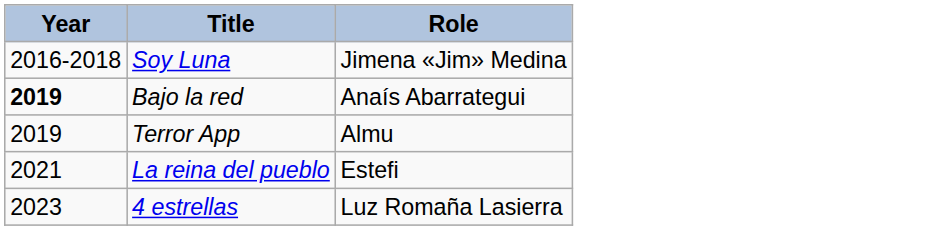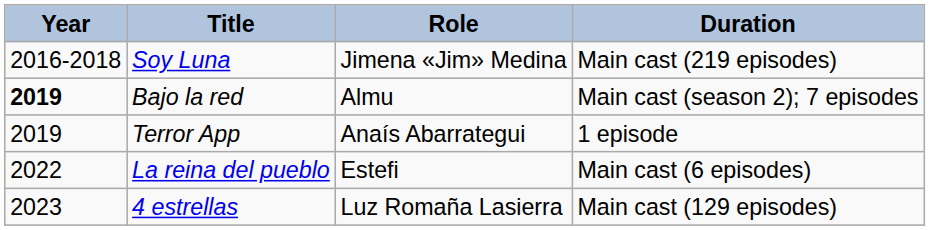+ column: (748, 23)
(433, 97) Anaís Abarrategui -> (367, 97) Almu
(367, 134) Almu -> (433, 134) Anaís Abarrategui
(36, 171) 2021 -> (36, 171) 2022
